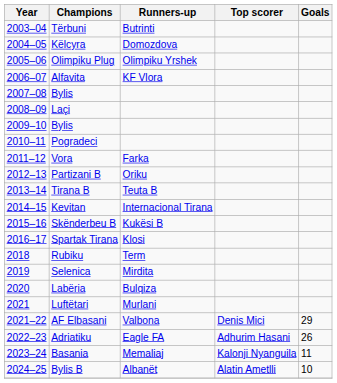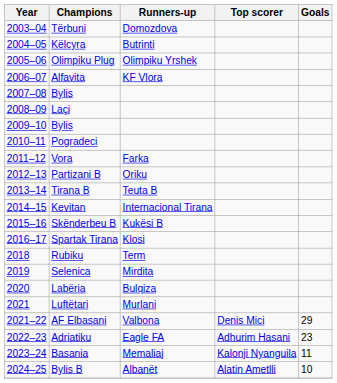(139, 28) Butrinti -> (150, 28) Domozdova
(150, 45) Domozdova -> (139, 45) Butrinti
(307, 337) 26 -> (307, 337) 23
